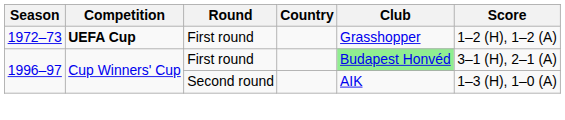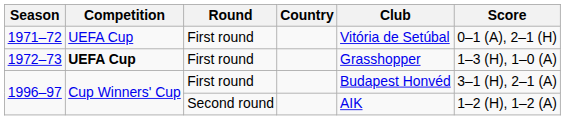+ row: (35, 37)
(507, 37) 1–2 (H), 1–2 (A) -> (507, 59) 1–3 (H), 1–0 (A)
(395, 59) lightgreen background -> (395, 81) no background
(507, 81) 1–3 (H), 1–0 (A) -> (507, 103) 1–2 (H), 1–2 (A)
